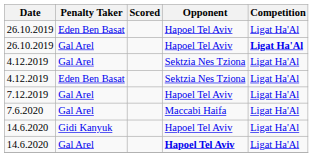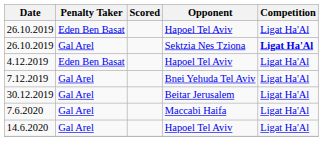(199, 45) Hapoel Tel Aviv -> (205, 45) Sektzia Nes Tziona
- row: (28, 62)
(205, 78) Sektzia Nes Tziona -> (199, 62) Hapoel Tel Aviv
(199, 95) Hapoel Tel Aviv -> (210, 78) Bnei Yehuda Tel Aviv
+ row: (30, 95)
- row: (28, 128)
(200, 144) bold -> (199, 128) normal
